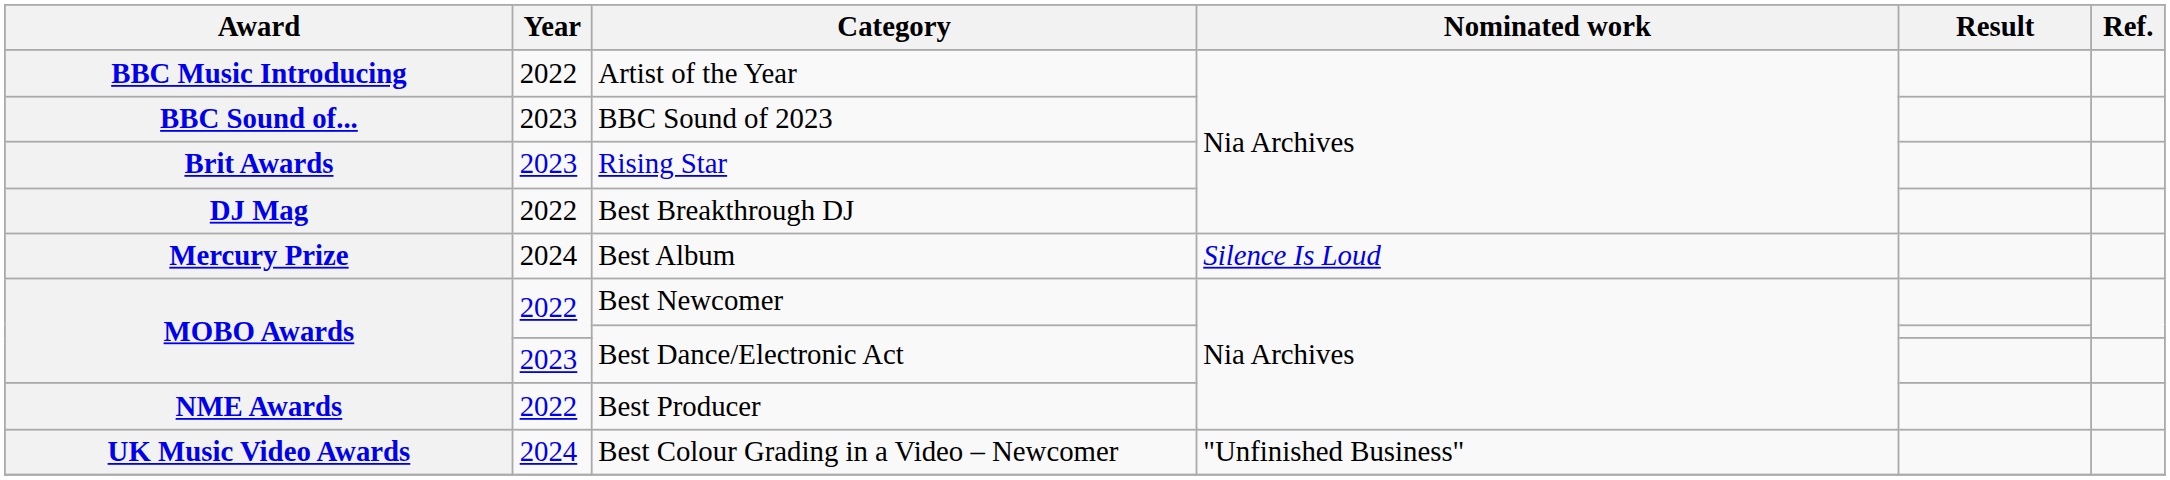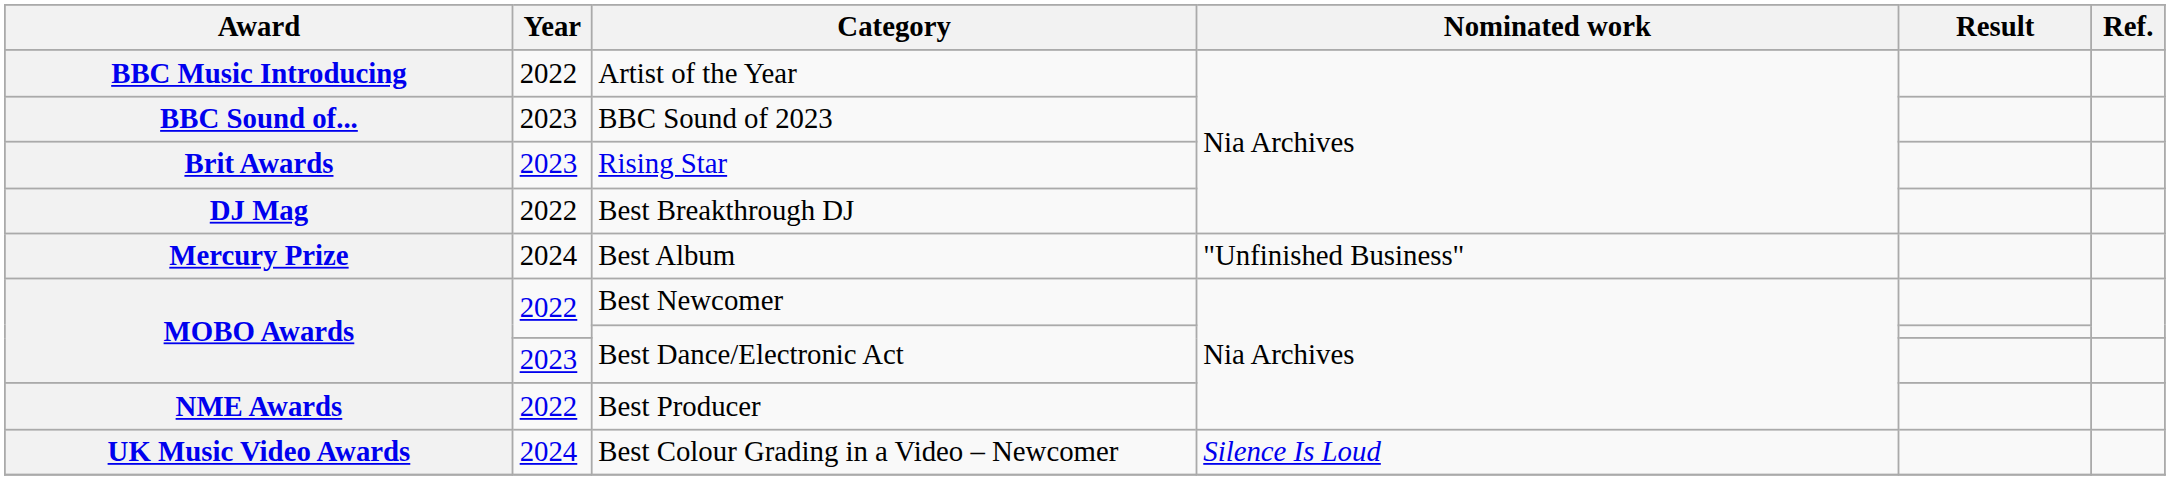(1292, 255) Silence Is Loud -> (1334, 255) "Unfinished Business"
(1334, 451) "Unfinished Business" -> (1292, 451) Silence Is Loud
